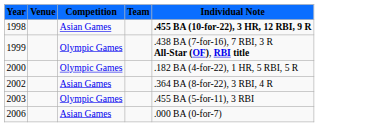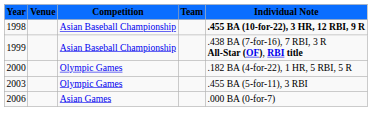(86, 27) Asian Games -> (118, 27) Asian Baseball Championship
(91, 47) Olympic Games -> (118, 47) Asian Baseball Championship
- row: (16, 83)
